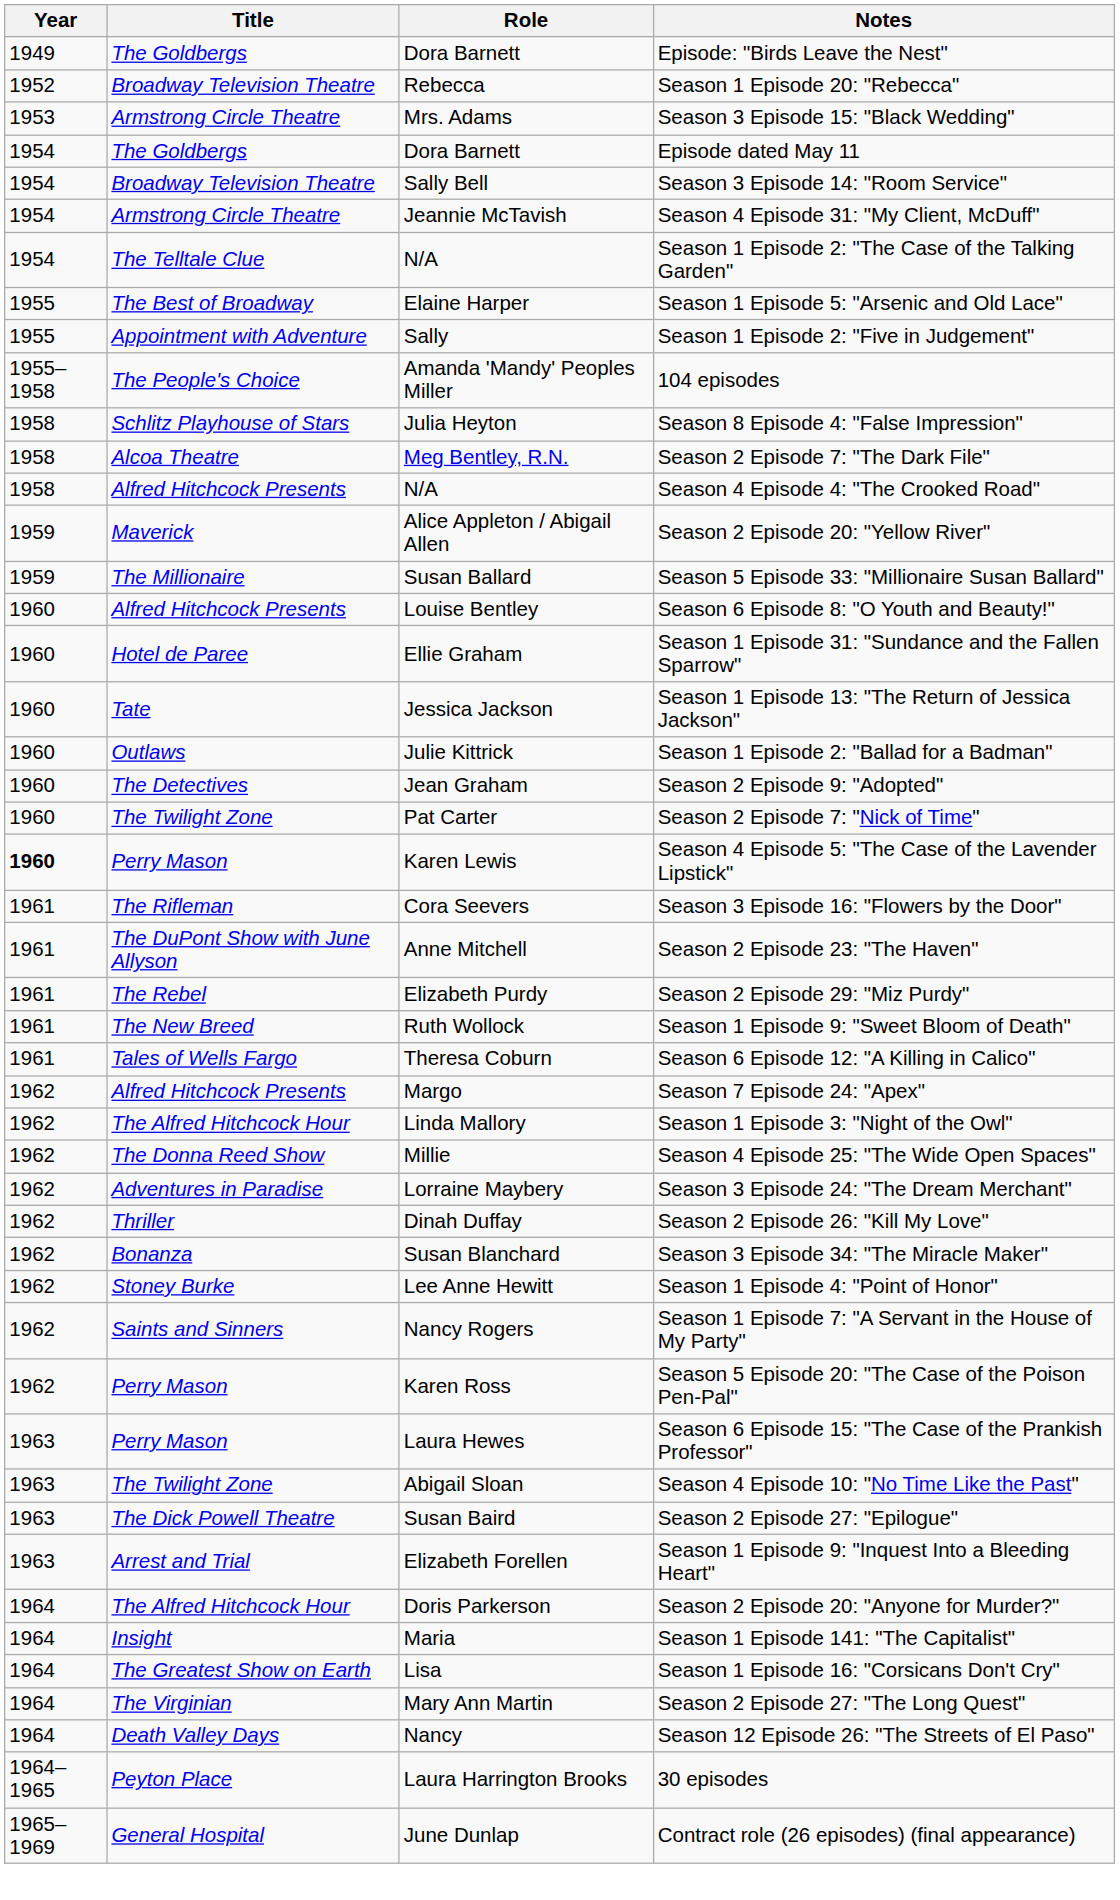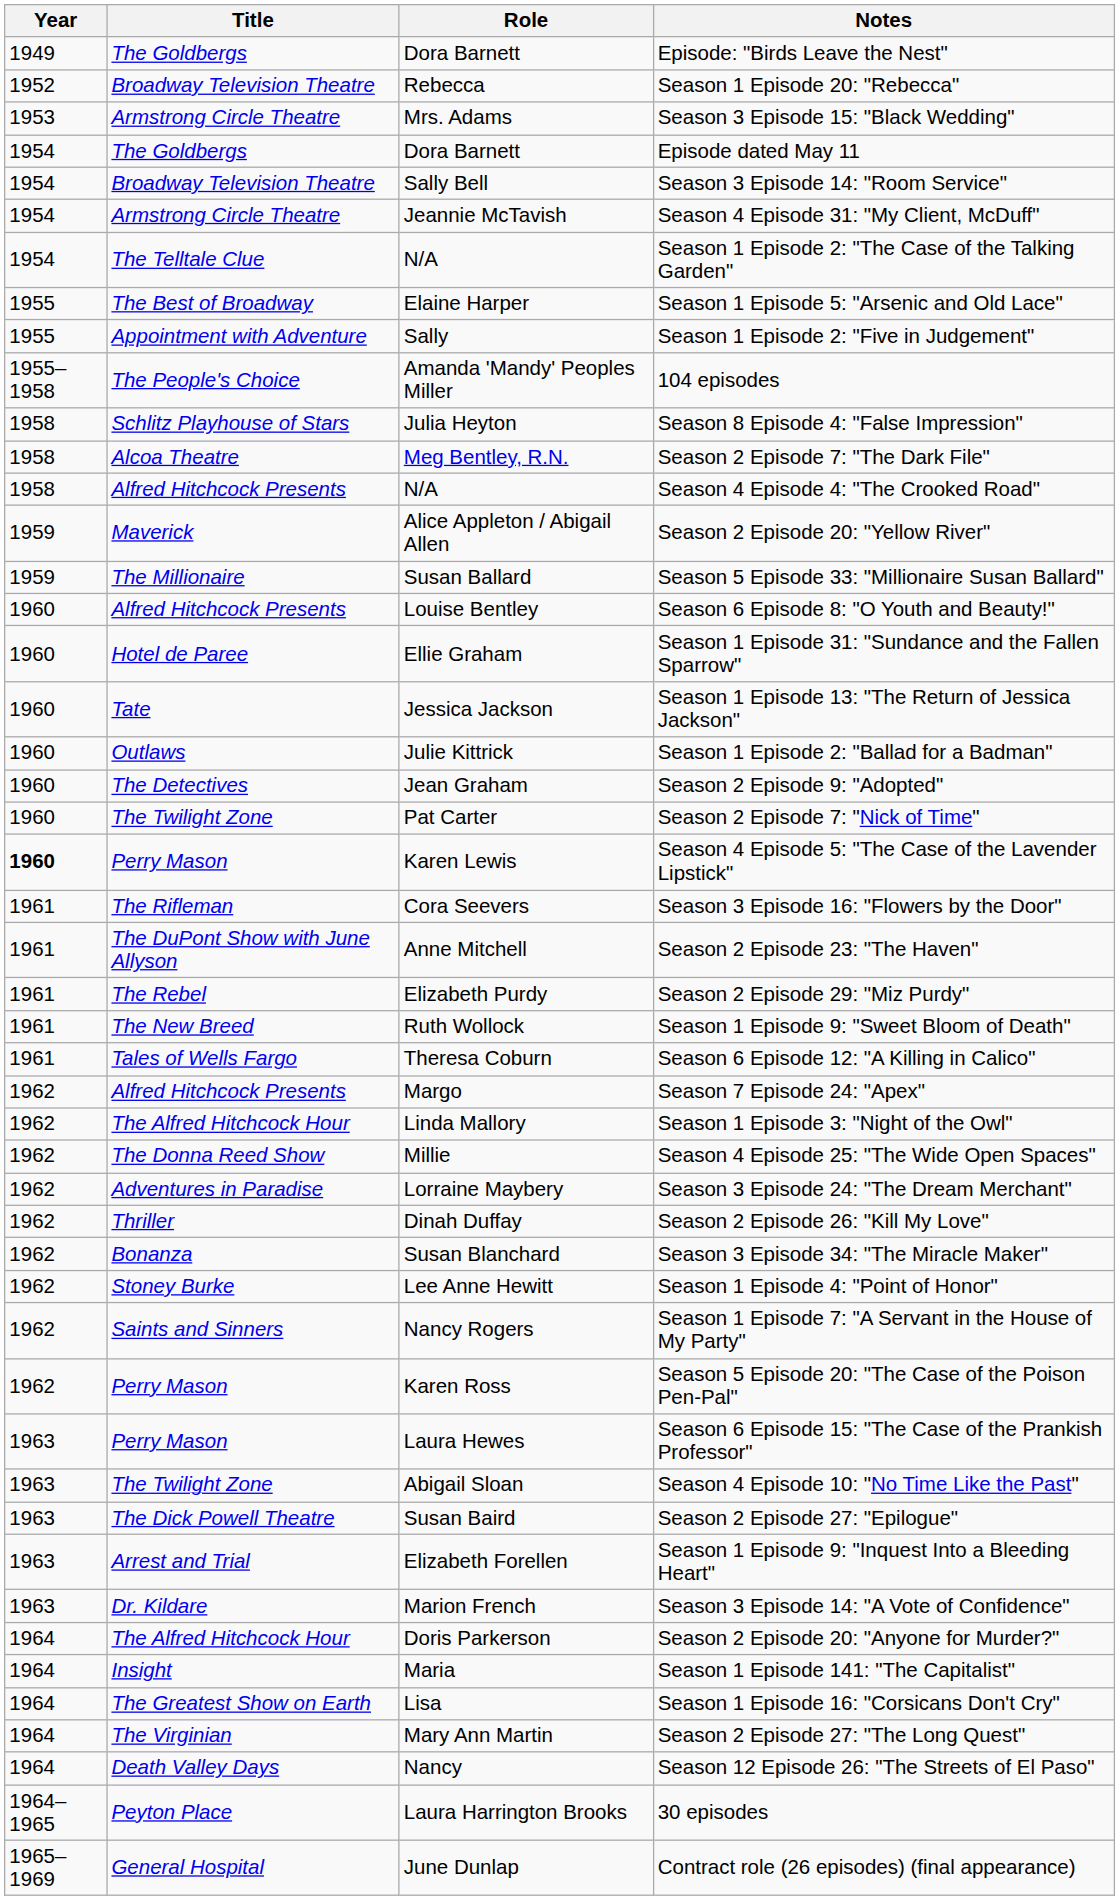+ row: (864, 1605)
